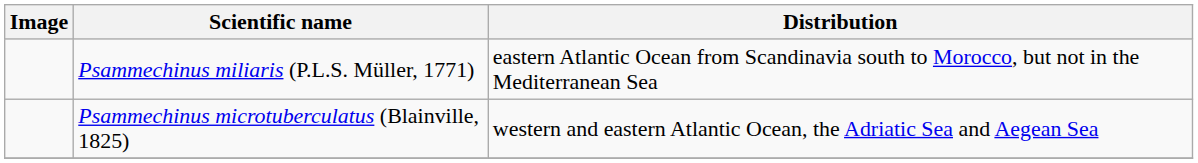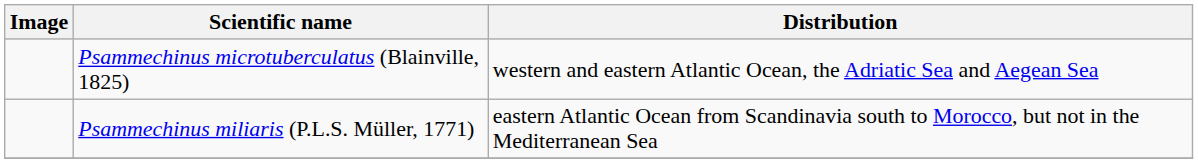rows swapped: (279, 128) <-> (276, 68)
